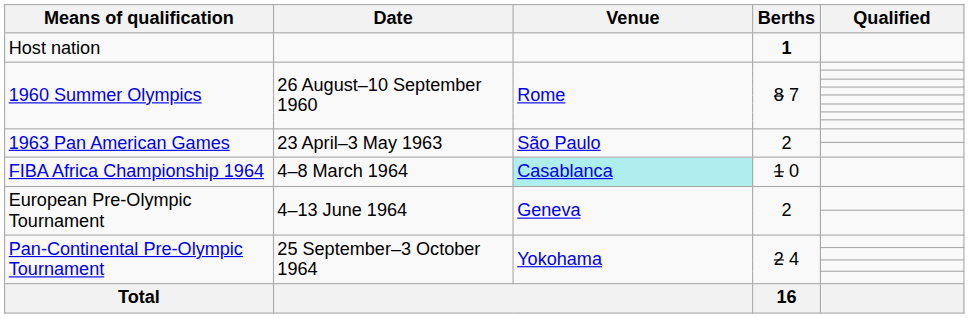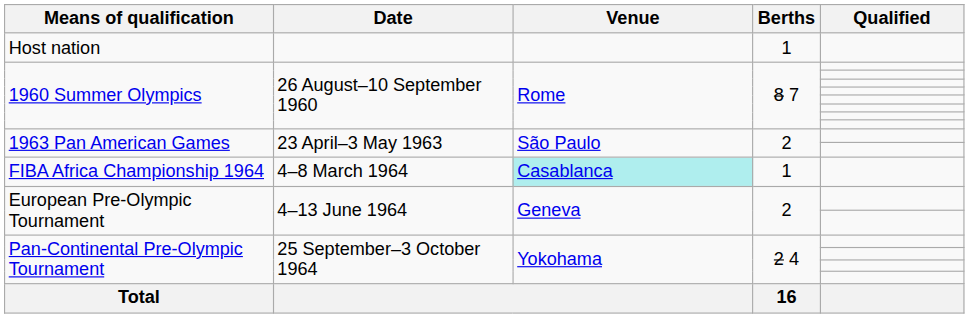(786, 47) bold -> (786, 47) normal
(786, 171) 1 0 -> (786, 171) 1
